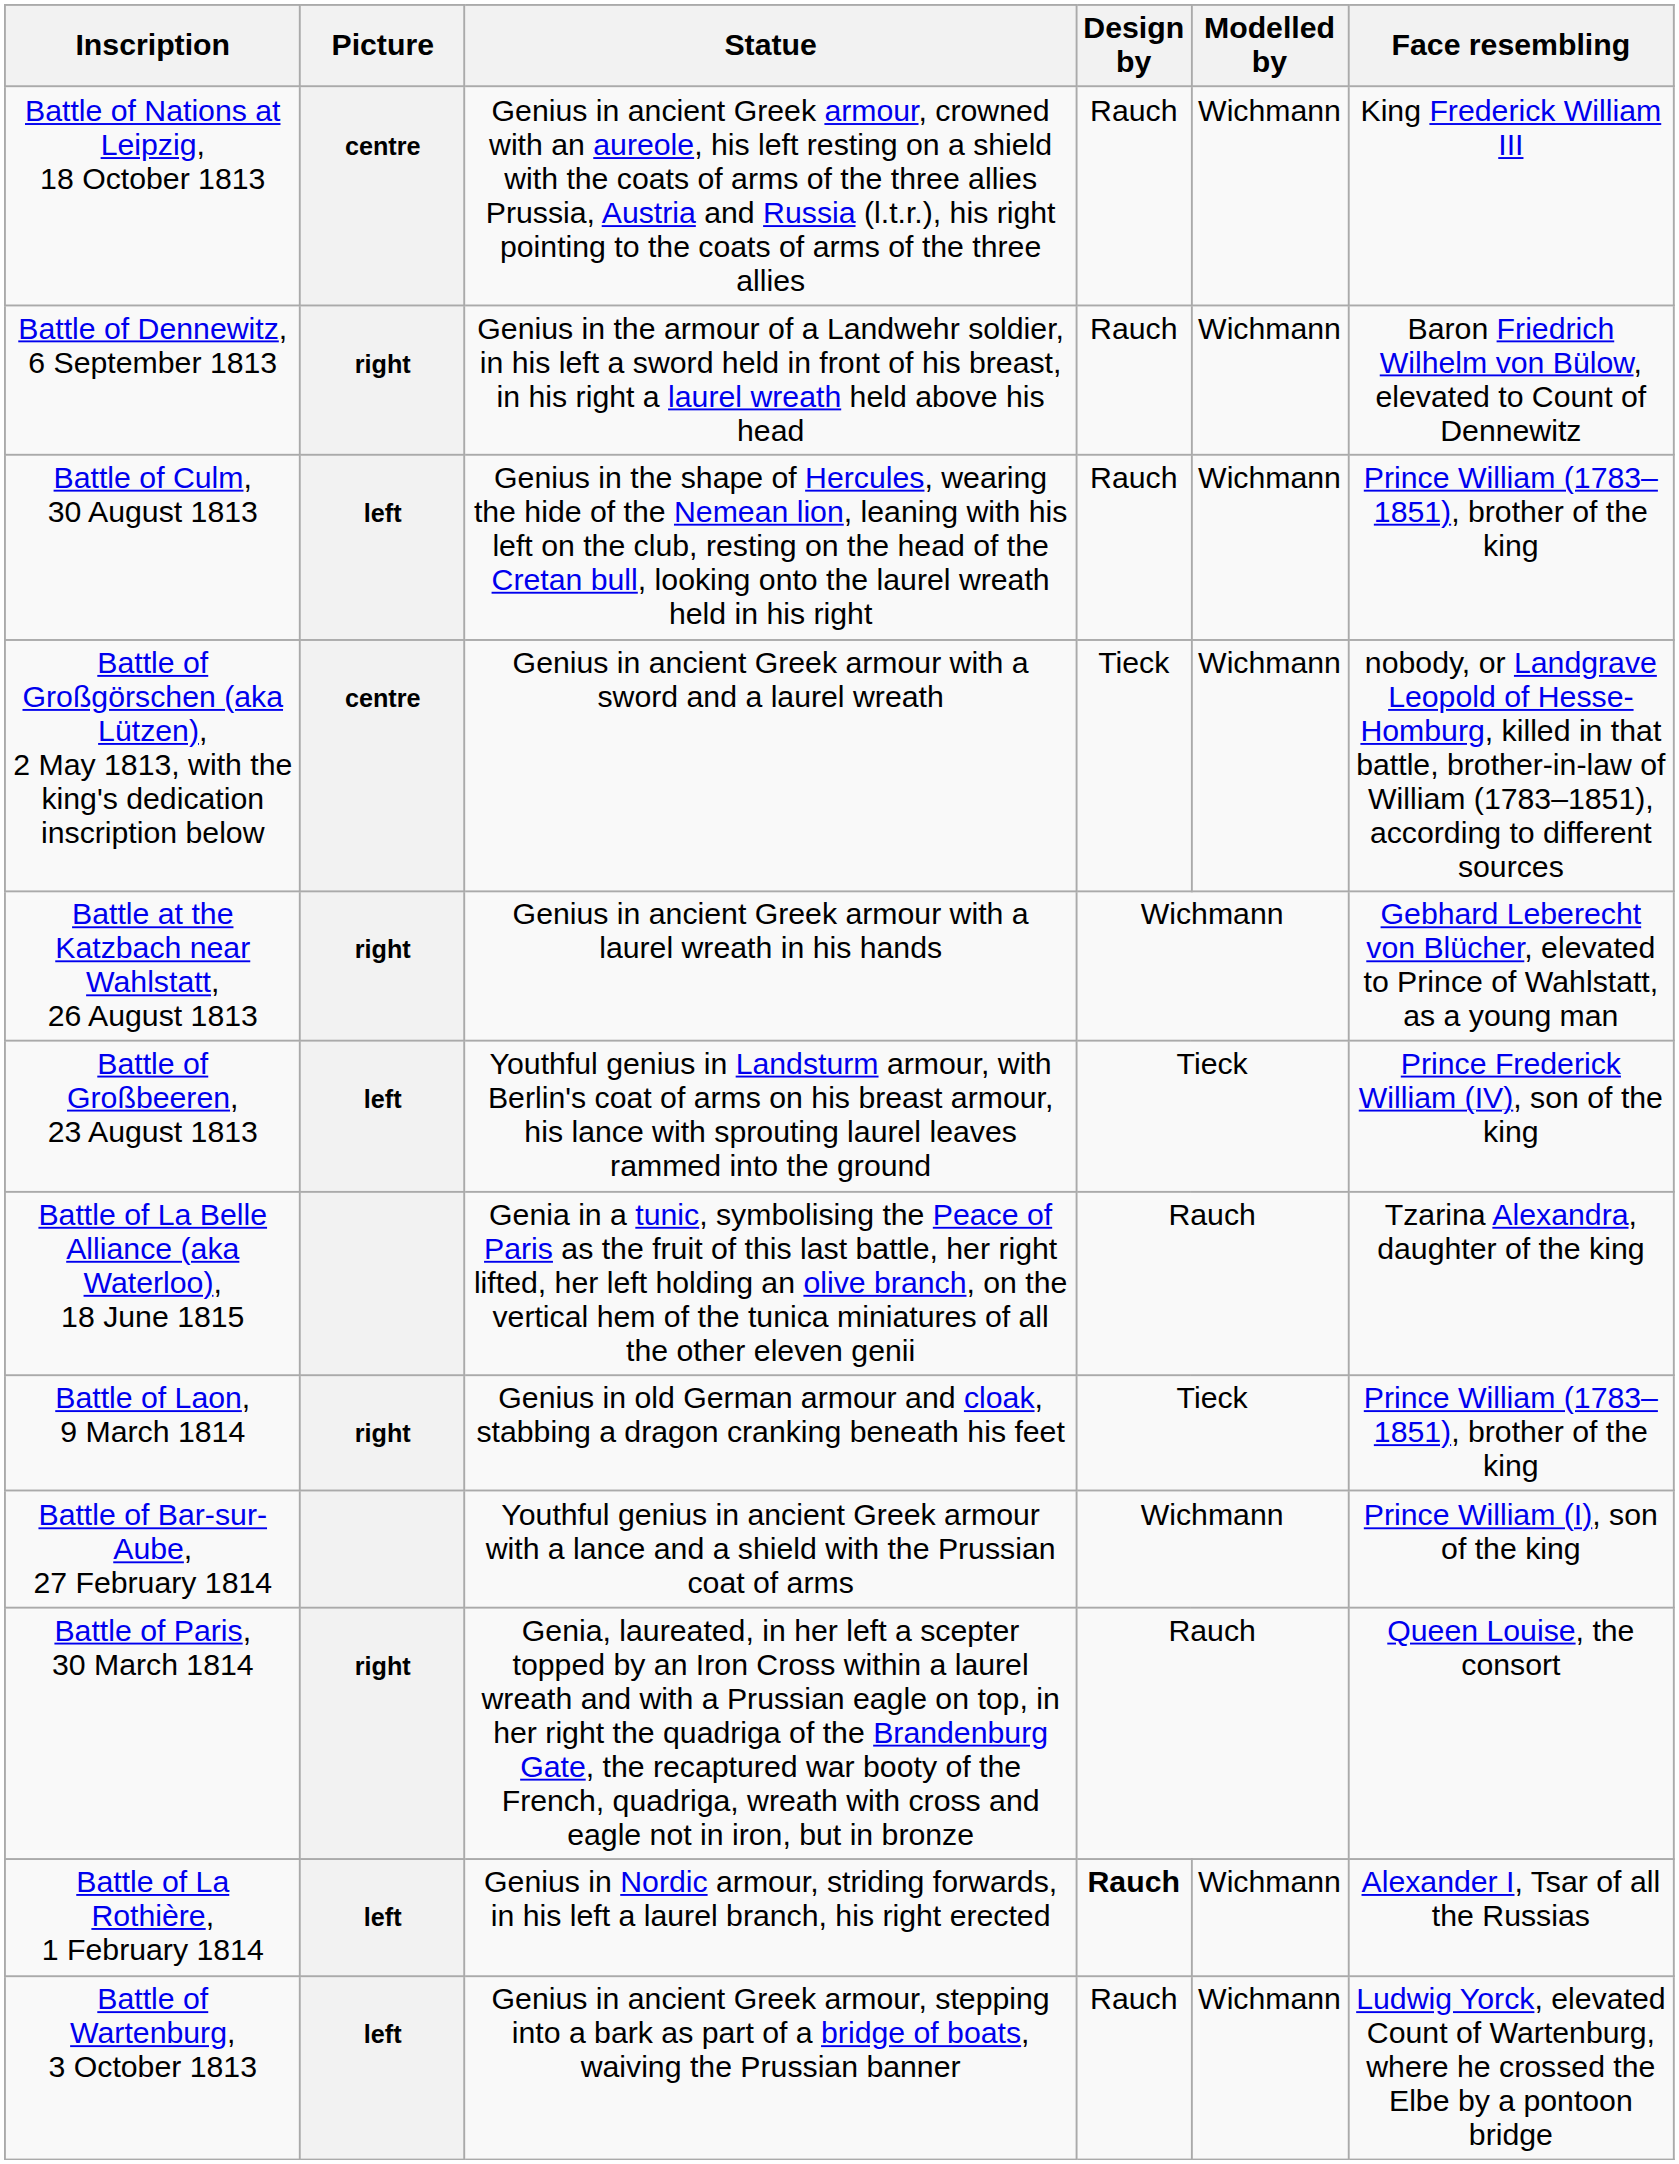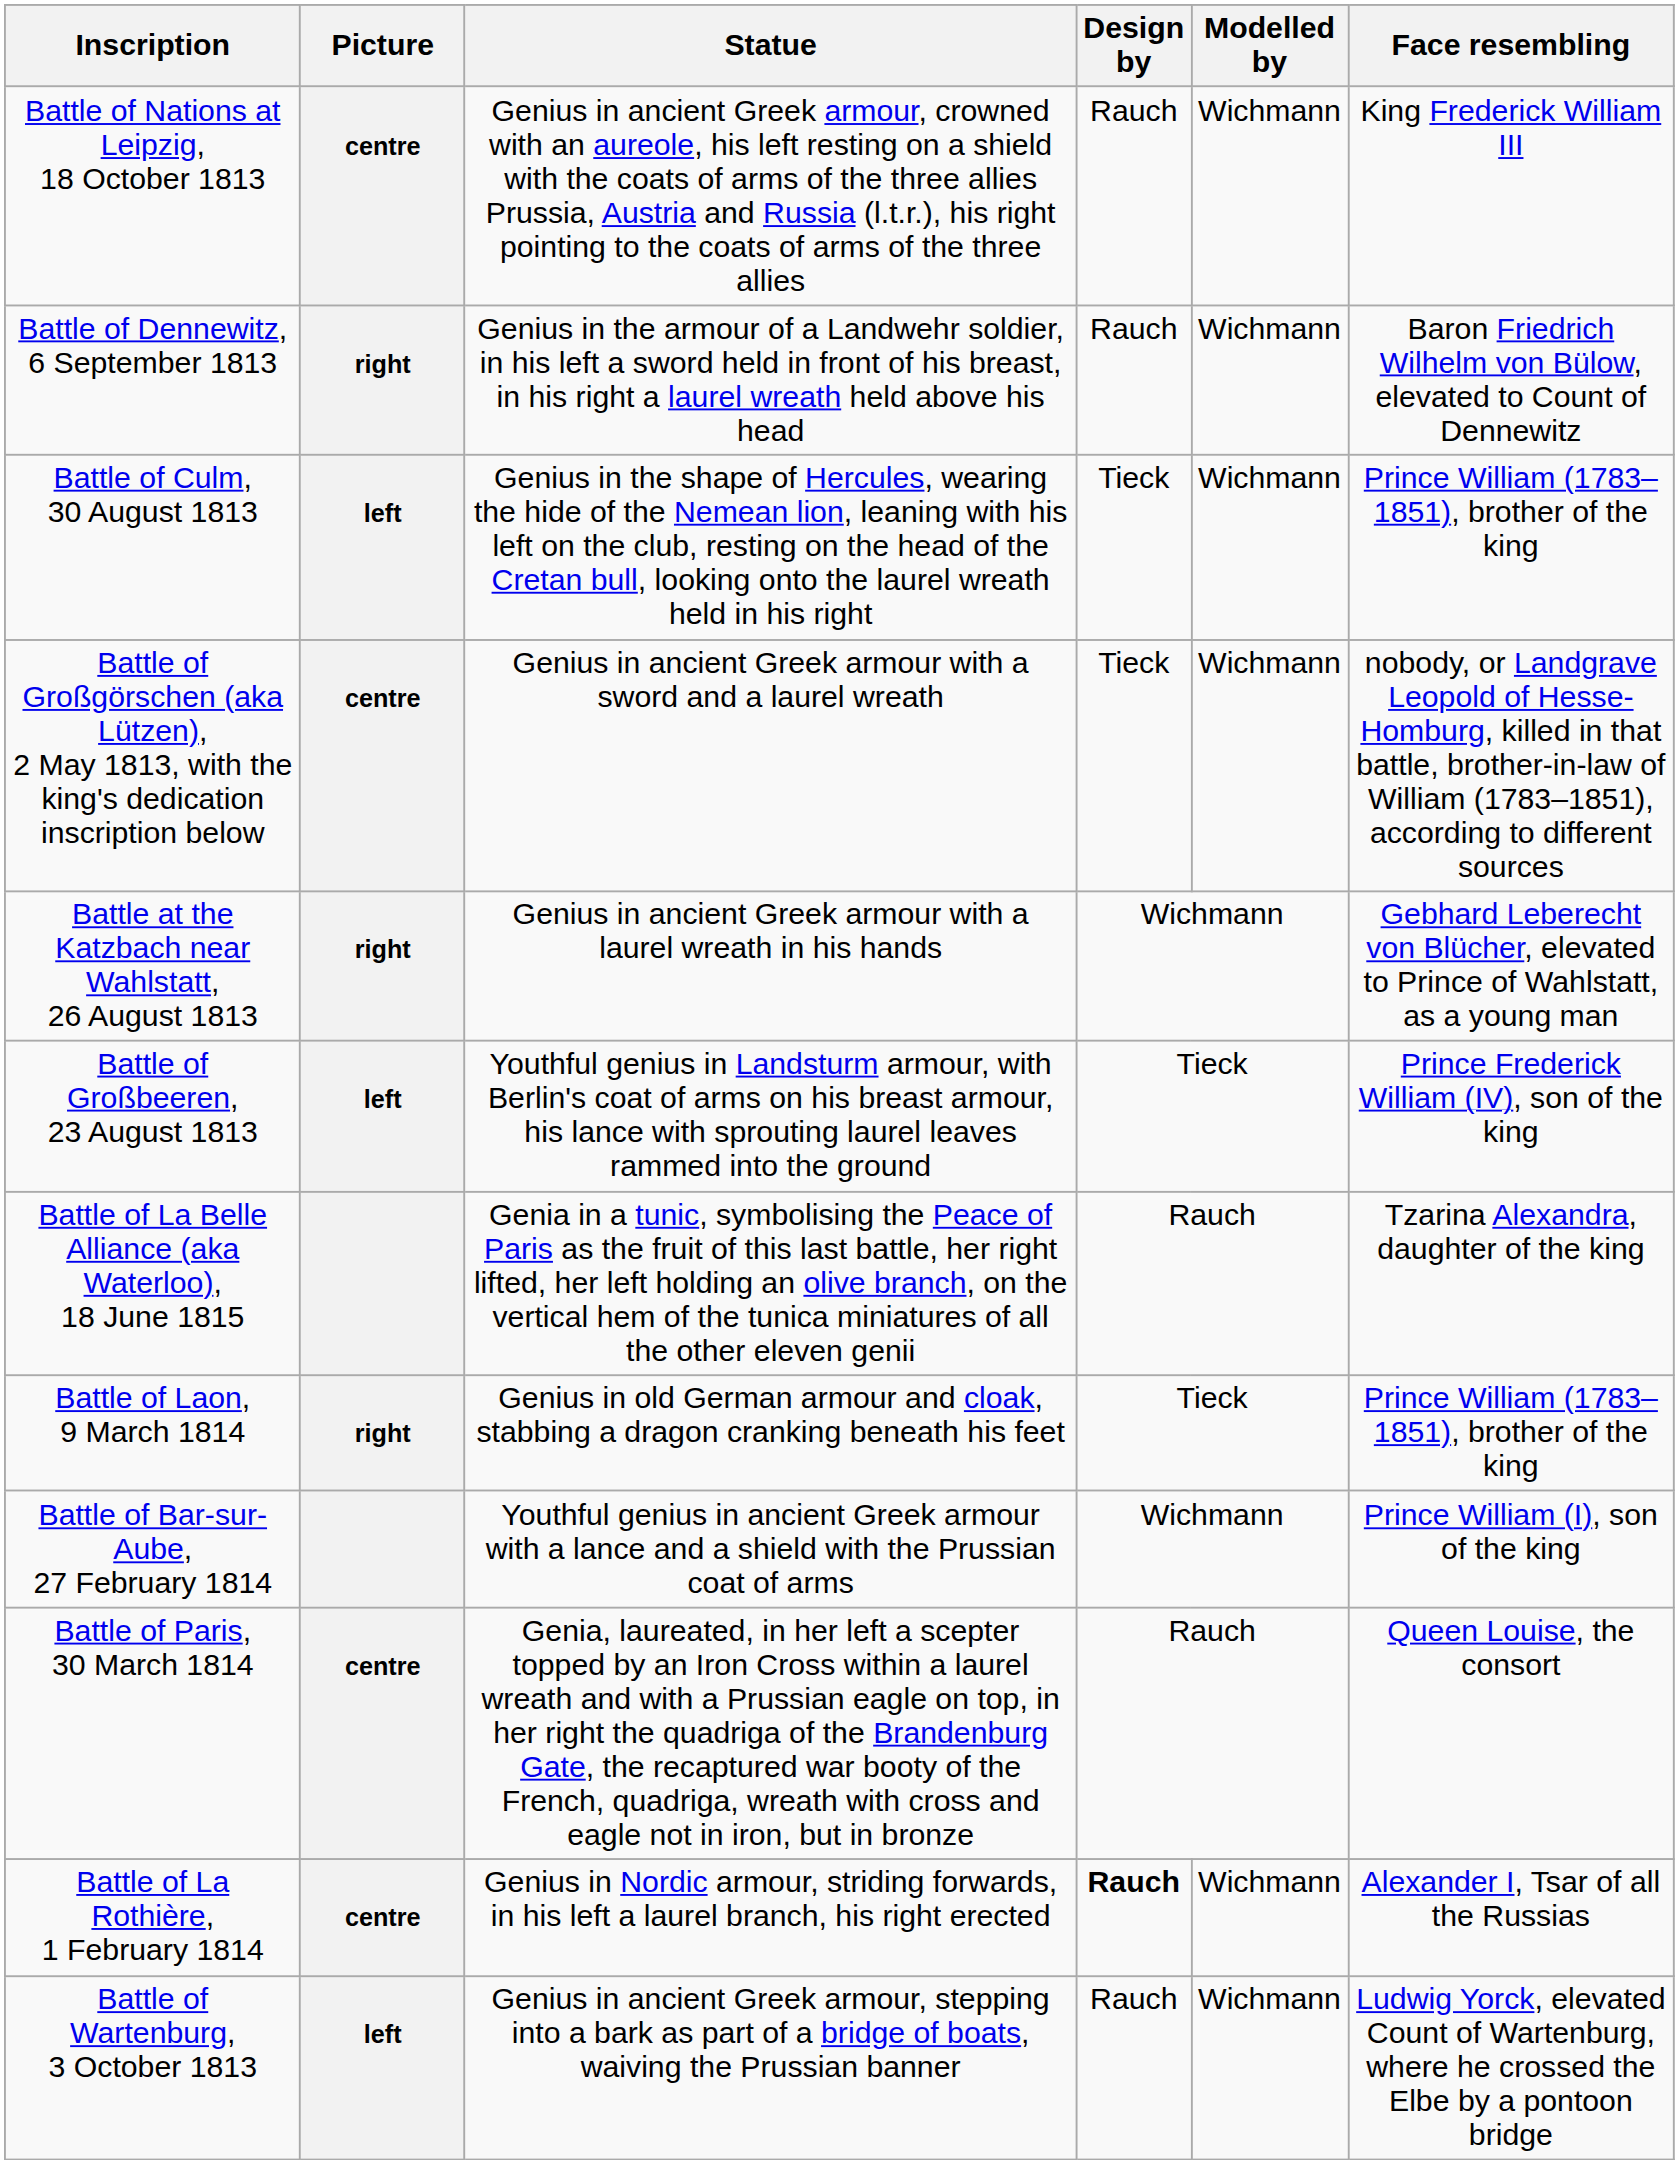(1134, 478) Rauch -> (1134, 478) Tieck
(383, 1666) right -> (383, 1666) centre
(383, 1918) left -> (383, 1918) centre
